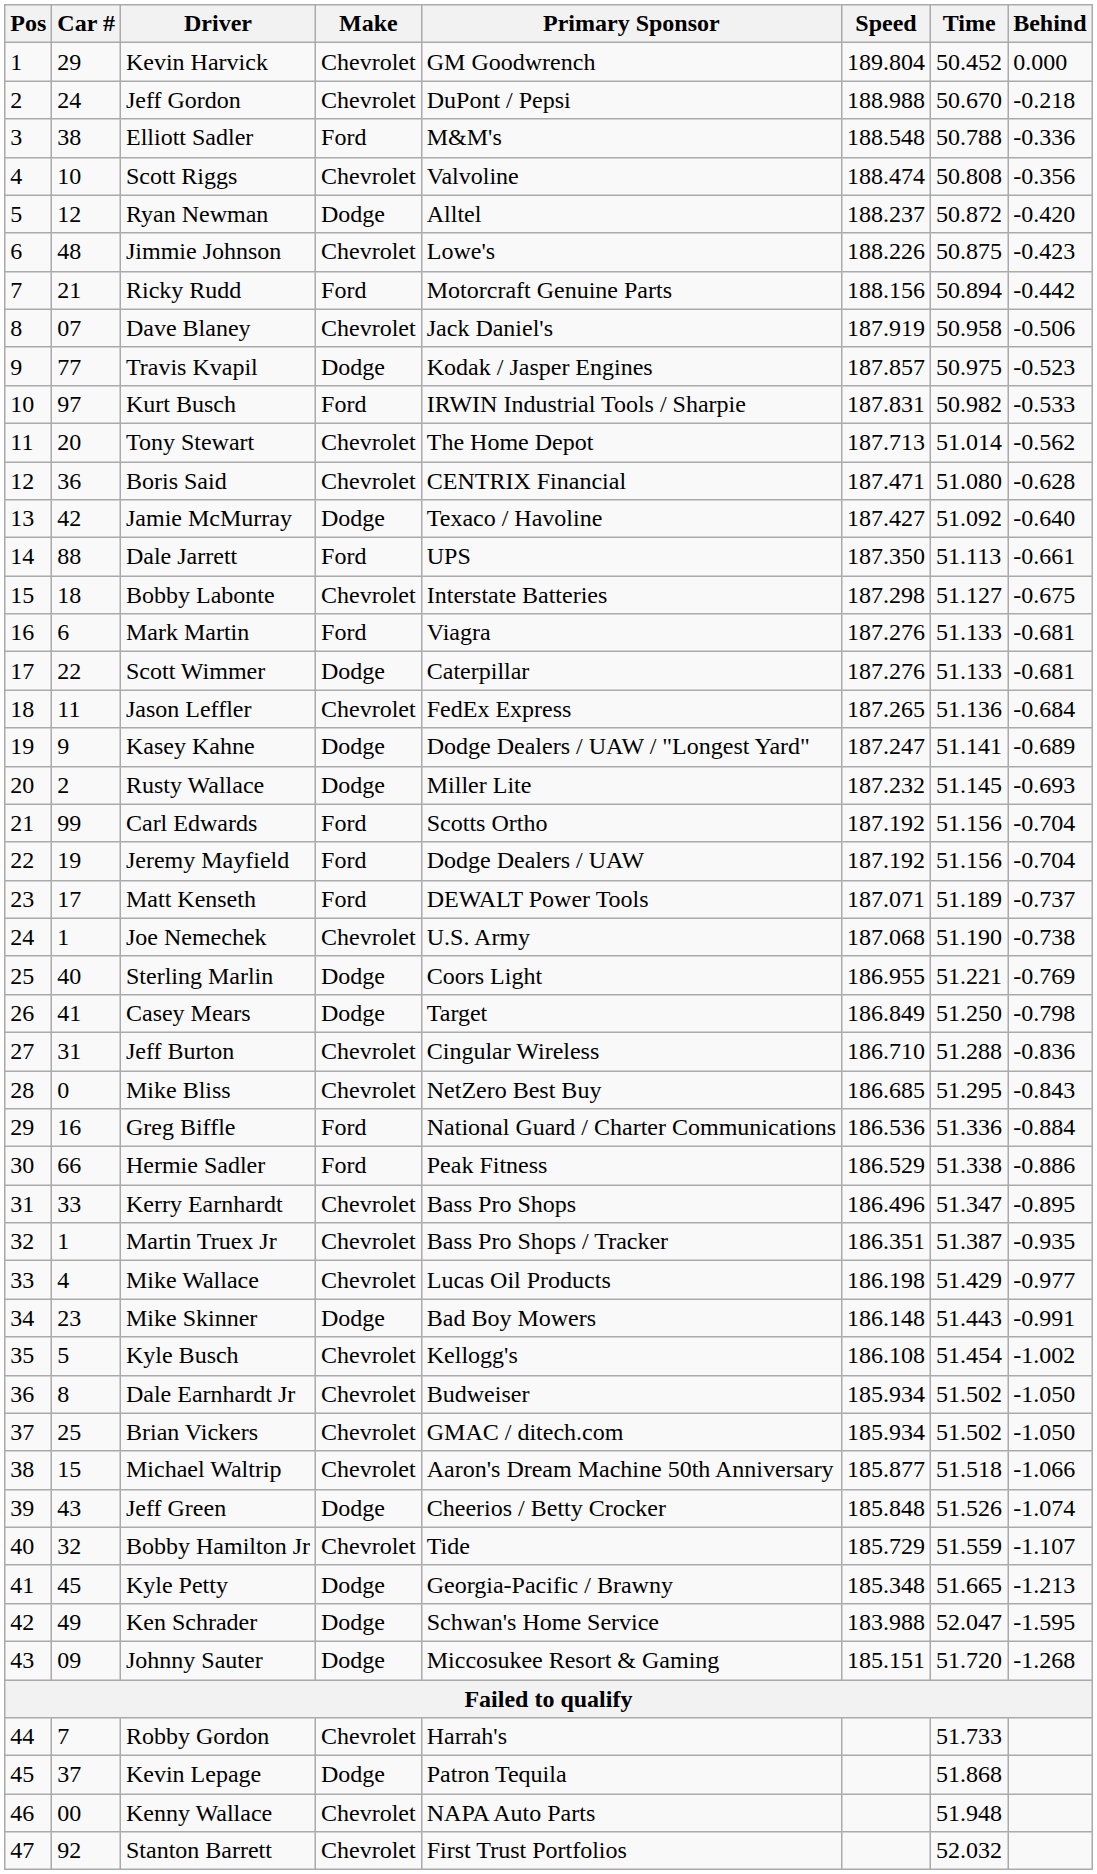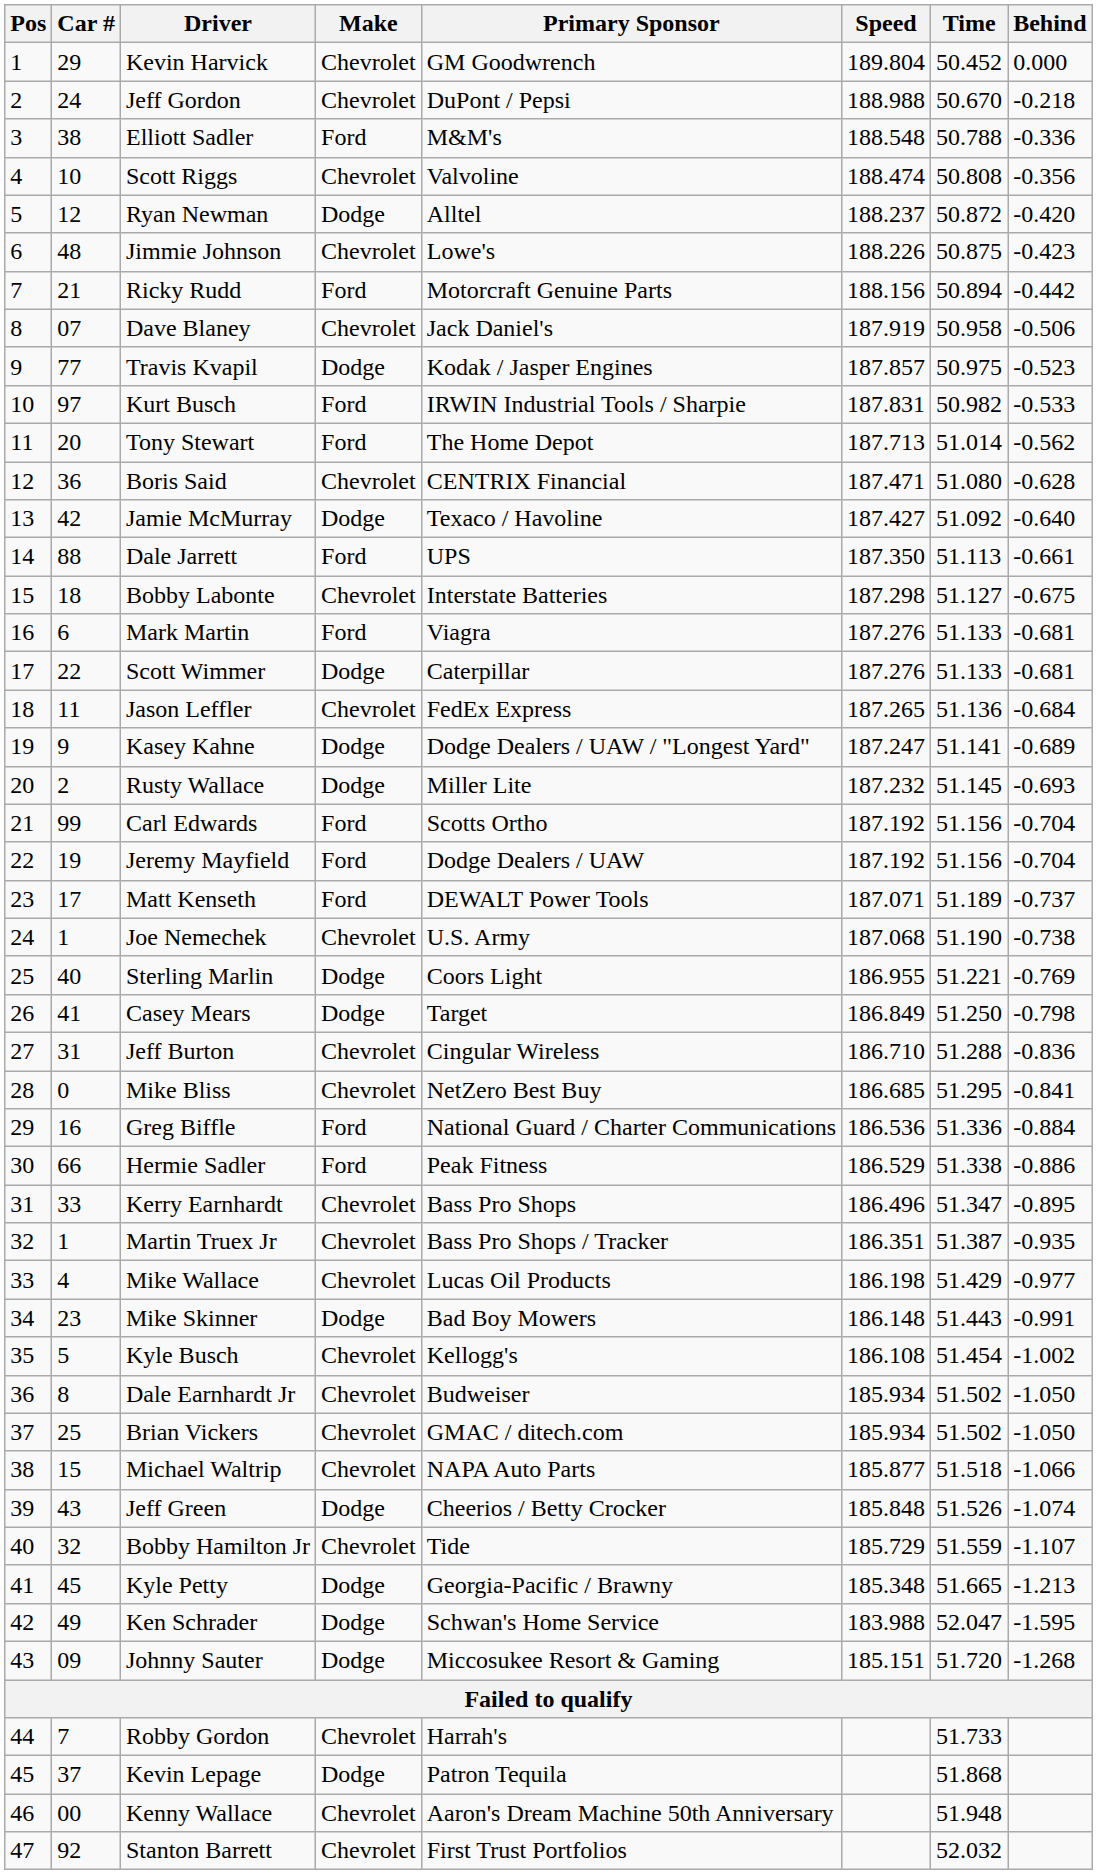(368, 442) Chevrolet -> (344, 442) Ford
(1044, 1089) -0.843 -> (1044, 1089) -0.841
(630, 1469) Aaron's Dream Machine 50th Anniversary -> (511, 1469) NAPA Auto Parts
(511, 1812) NAPA Auto Parts -> (630, 1812) Aaron's Dream Machine 50th Anniversary
